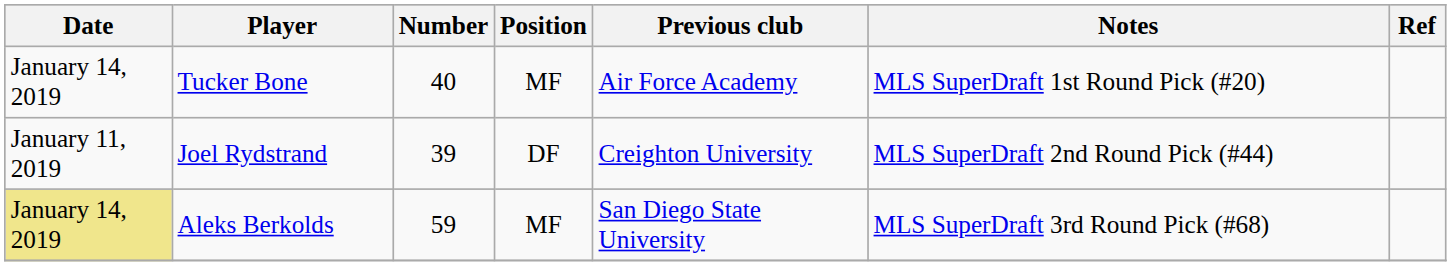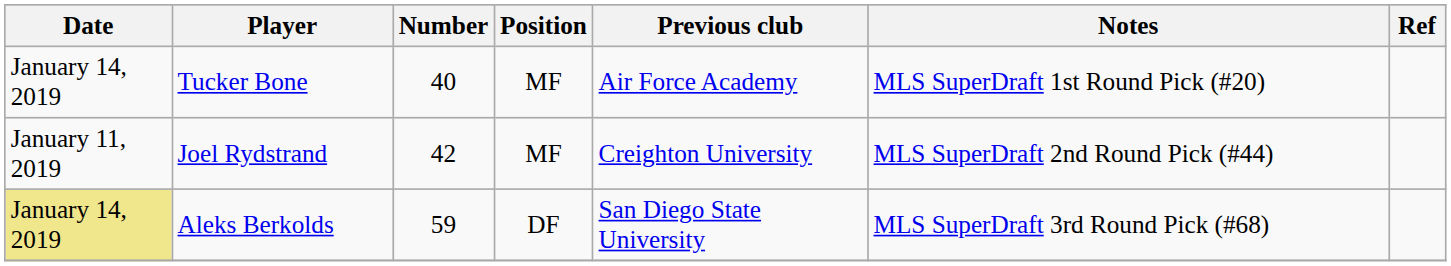(443, 153) 39 -> (443, 153) 42
(543, 153) DF -> (543, 153) MF
(543, 225) MF -> (543, 225) DF
